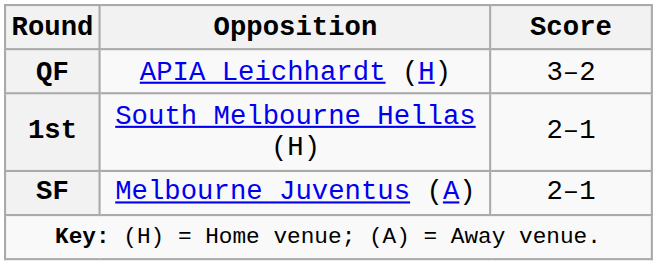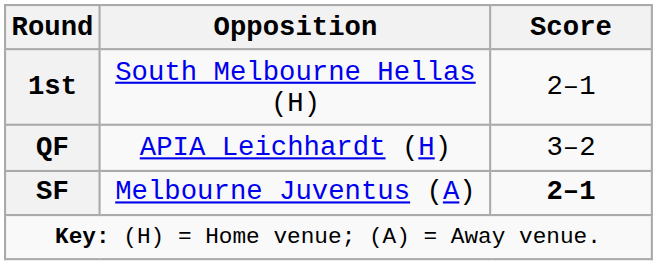rows swapped: (52, 132) <-> (53, 72)
(571, 192) normal -> (571, 192) bold
